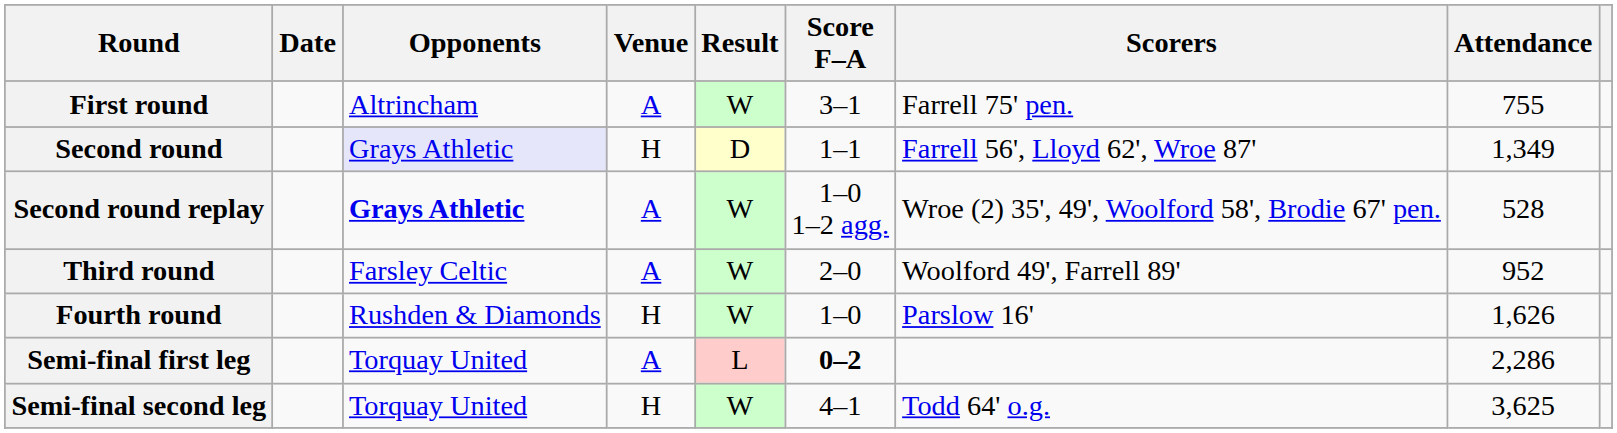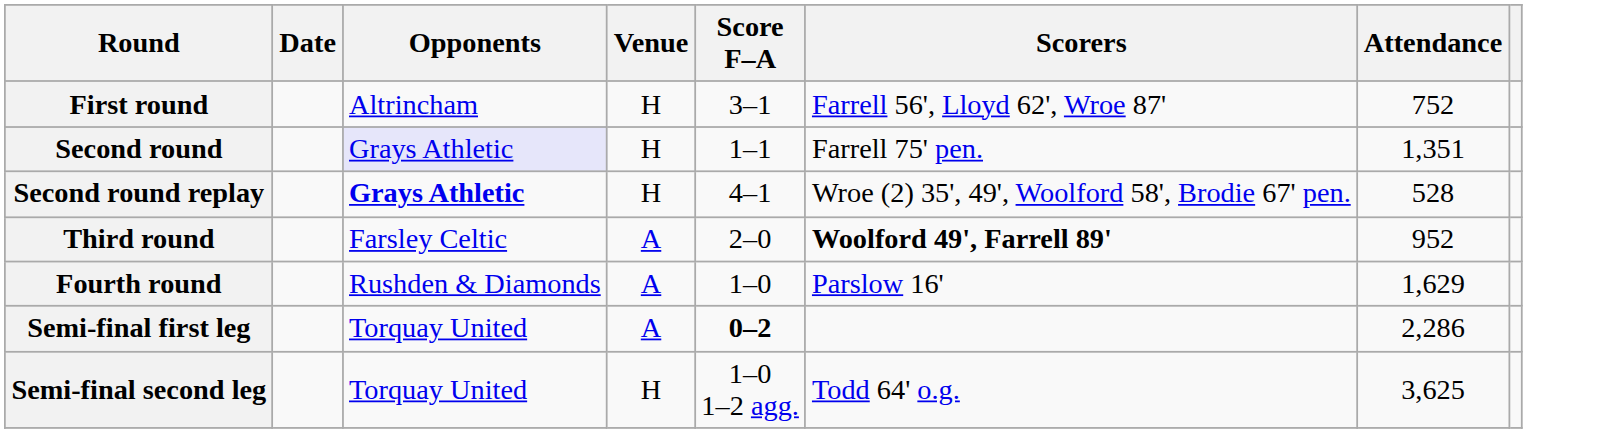- column: (740, 42)
(651, 103) A -> (651, 103) H
(988, 103) Farrell 75' pen. -> (989, 103) Farrell 56', Lloyd 62', Wroe 87'
(1523, 103) 755 -> (1433, 103) 752
(1079, 148) Farrell 56', Lloyd 62', Wroe 87' -> (897, 148) Farrell 75' pen.
(1523, 148) 1,349 -> (1433, 148) 1,351
(651, 209) A -> (651, 193) H
(840, 209) 1–0 1–2 agg. -> (750, 193) 4–1
(1041, 270) normal -> (962, 238) bold
(651, 315) H -> (651, 283) A
(1523, 315) 1,626 -> (1433, 283) 1,629
(840, 405) 4–1 -> (750, 389) 1–0 1–2 agg.
